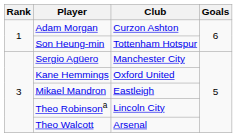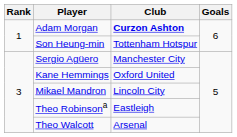(146, 28) normal -> (149, 28) bold
(134, 91) Eastleigh -> (139, 91) Lincoln City
(139, 108) Lincoln City -> (134, 108) Eastleigh
